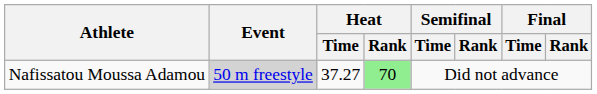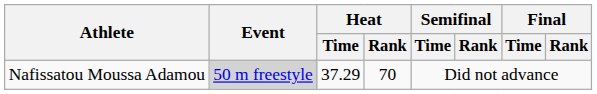(341, 75) 37.27 -> (341, 75) 37.29
(387, 75) lightgreen background -> (387, 75) no background
